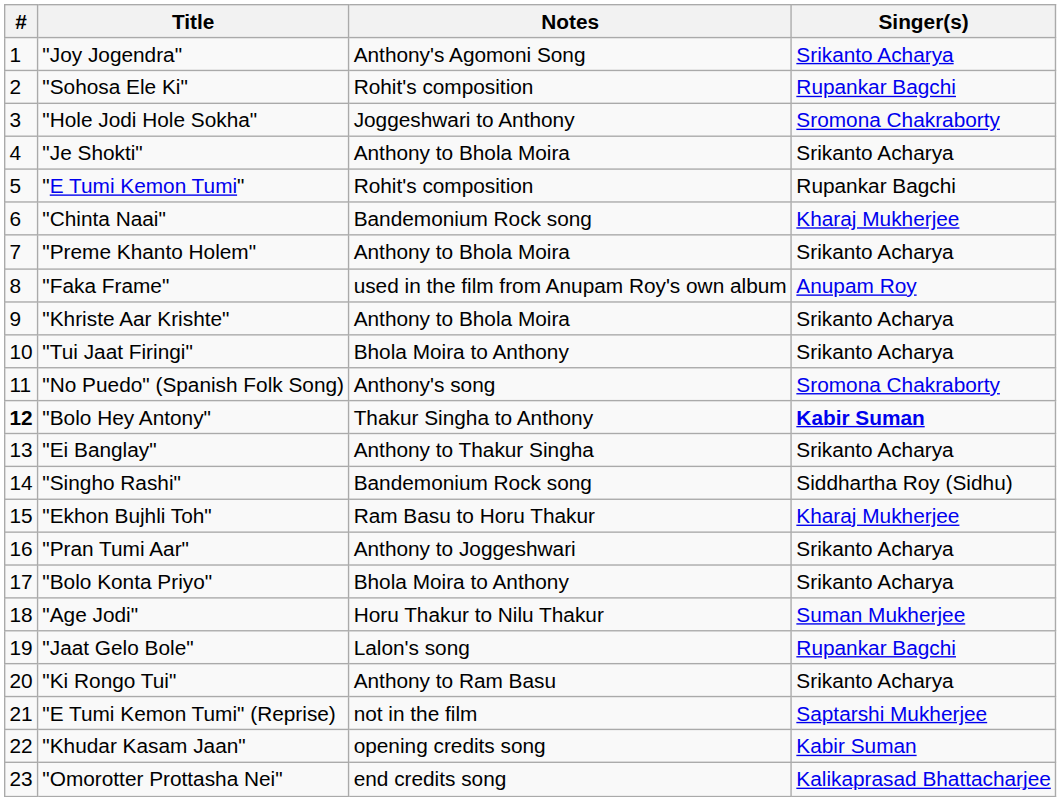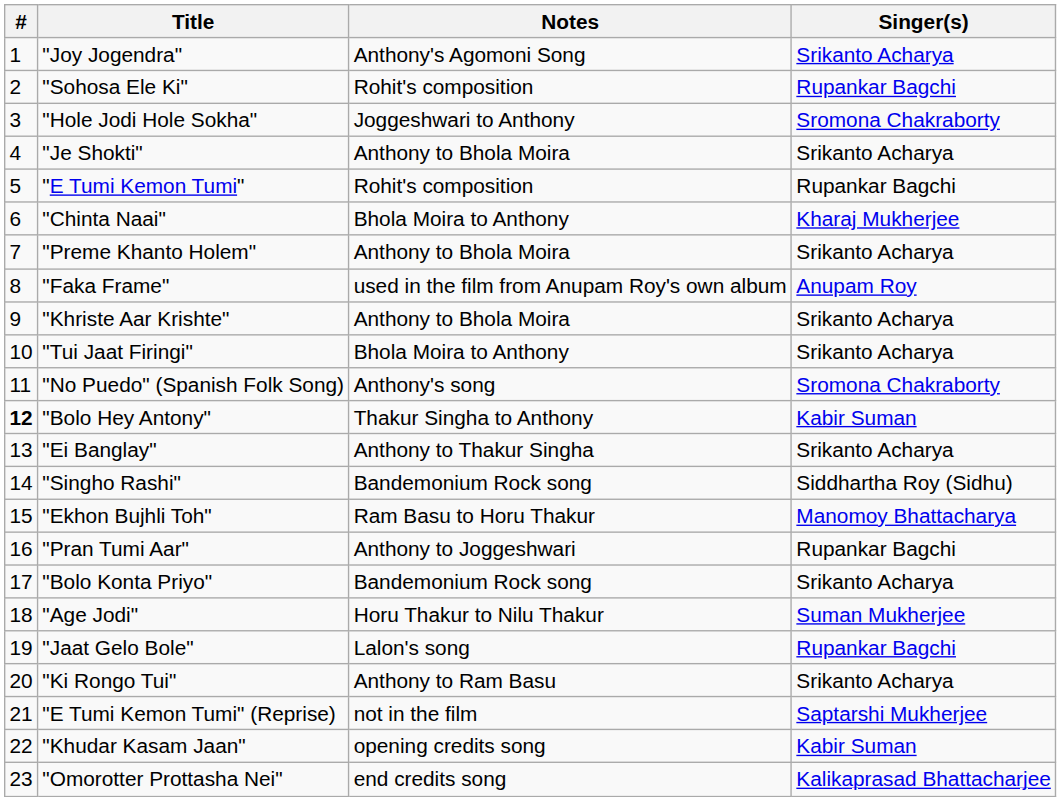(473, 219) Bandemonium Rock song -> (461, 219) Bhola Moira to Anthony
(861, 417) bold -> (856, 417) normal
(878, 516) Kharaj Mukherjee -> (906, 516) Manomoy Bhattacharya
(875, 549) Srikanto Acharya -> (876, 549) Rupankar Bagchi
(461, 582) Bhola Moira to Anthony -> (473, 582) Bandemonium Rock song
